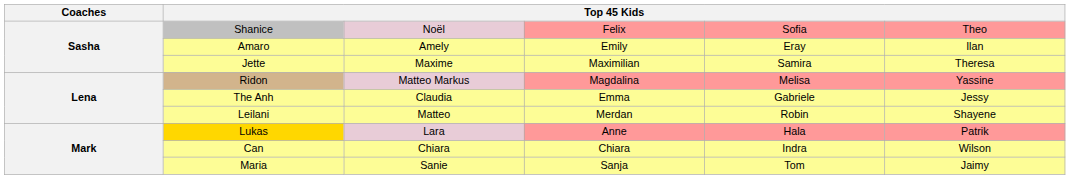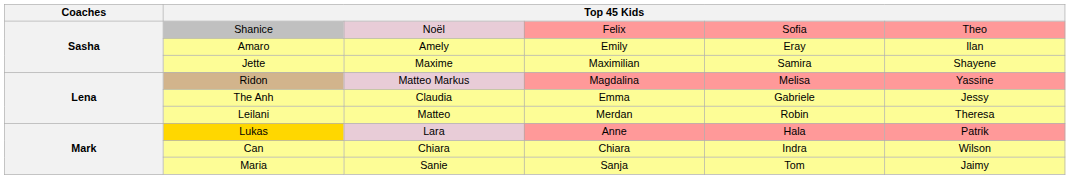(975, 64) Theresa -> (975, 64) Shayene
(975, 115) Shayene -> (975, 115) Theresa
